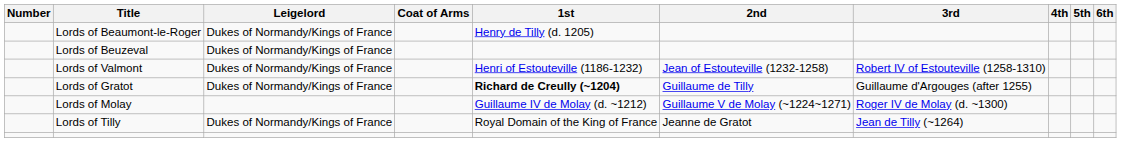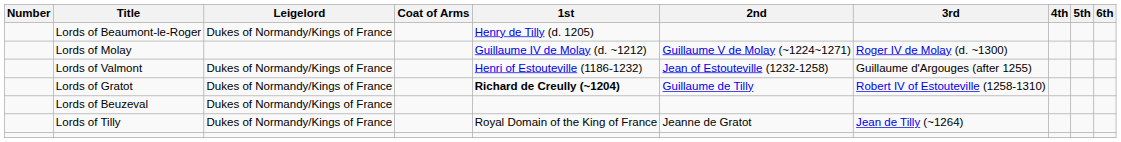rows swapped: (102, 50) <-> (94, 104)
(951, 68) Robert IV of Estouteville (1258-1310) -> (944, 68) Guillaume d'Argouges (after 1255)
(944, 86) Guillaume d'Argouges (after 1255) -> (951, 86) Robert IV of Estouteville (1258-1310)
